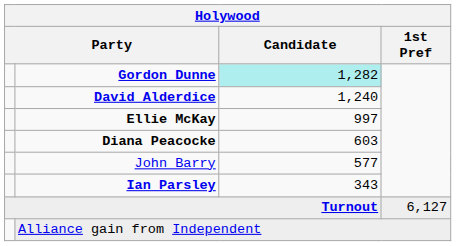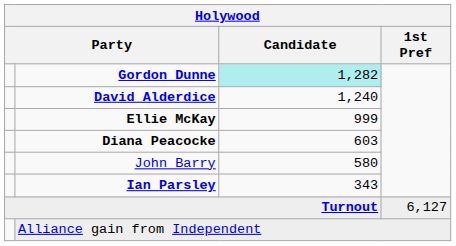(366, 119) 997 -> (366, 119) 999
(366, 163) 577 -> (366, 163) 580
